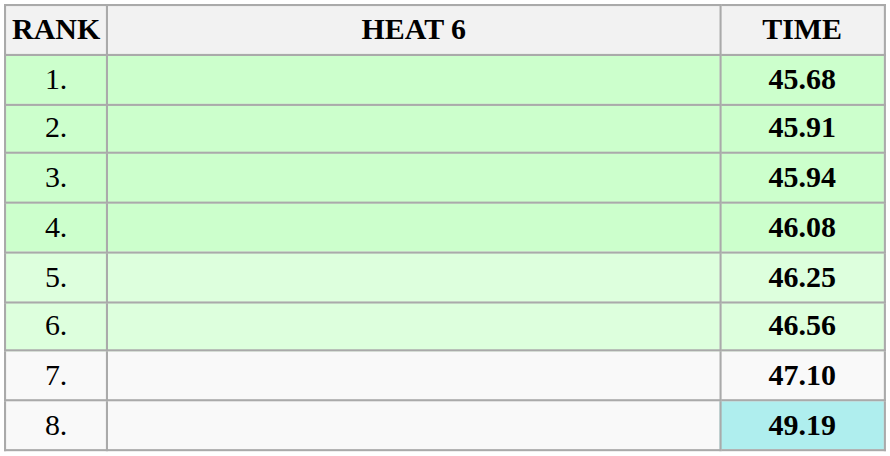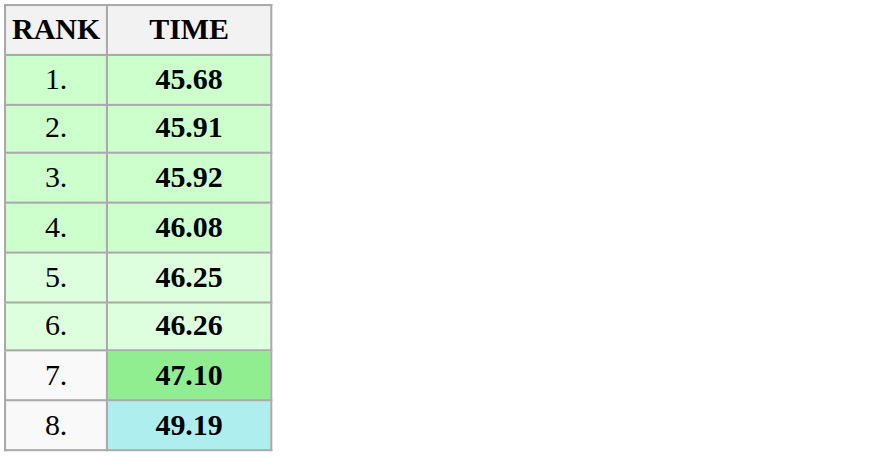- column: (414, 29)
(802, 177) 45.94 -> (189, 177) 45.92
(802, 325) 46.56 -> (189, 325) 46.26
(802, 375) no background -> (189, 375) lightgreen background
